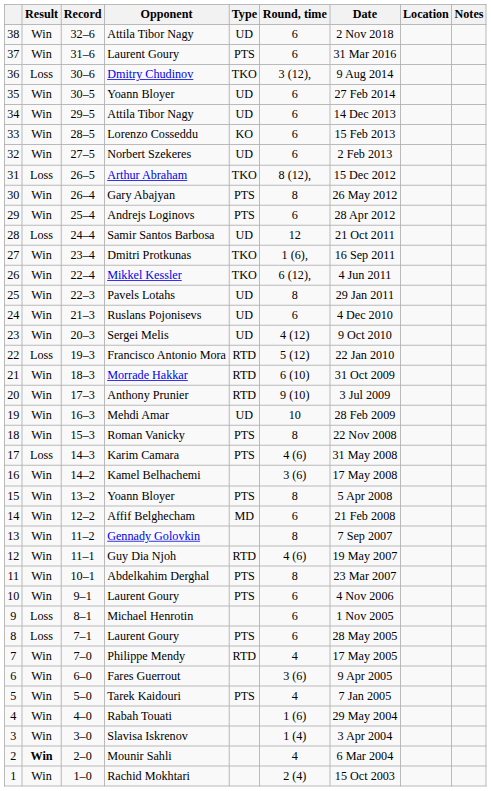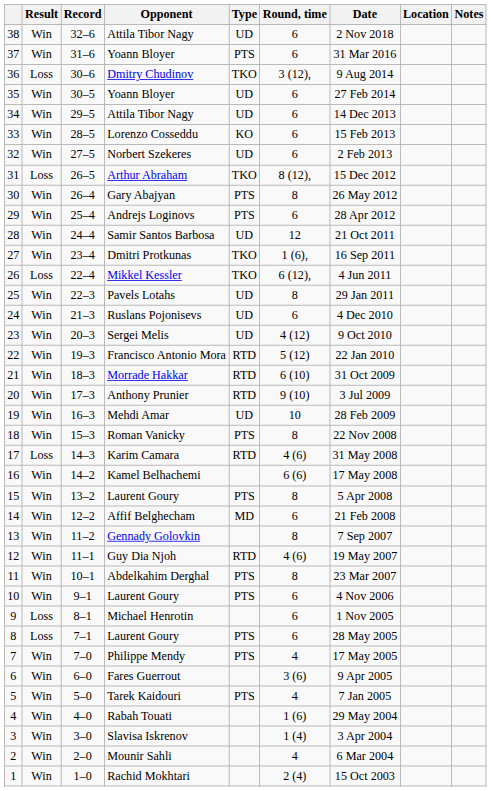(143, 54) Laurent Goury -> (141, 54) Yoann Bloyer
(42, 235) Loss -> (42, 235) Win
(42, 275) Win -> (42, 275) Loss
(42, 355) Loss -> (42, 355) Win
(244, 455) PTS -> (244, 455) RTD
(295, 475) 3 (6) -> (295, 475) 6 (6)
(141, 495) Yoann Bloyer -> (143, 495) Laurent Goury
(244, 656) RTD -> (244, 656) PTS
(42, 756) bold -> (42, 756) normal
